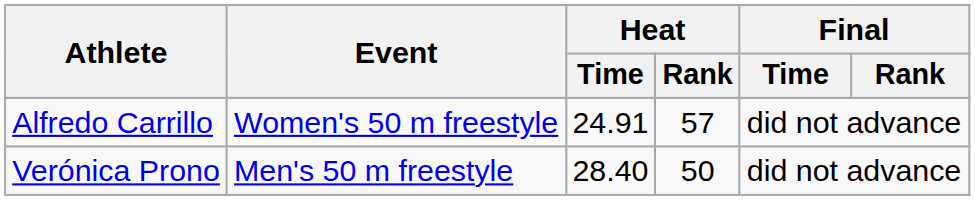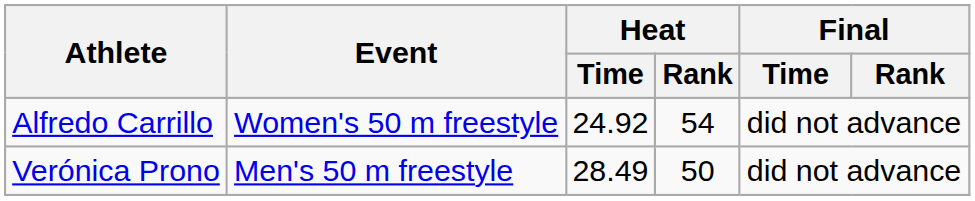(610, 123) 24.91 -> (610, 123) 24.92
(698, 123) 57 -> (698, 123) 54
(610, 171) 28.40 -> (610, 171) 28.49
